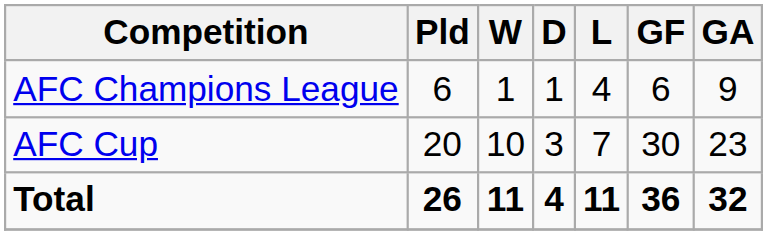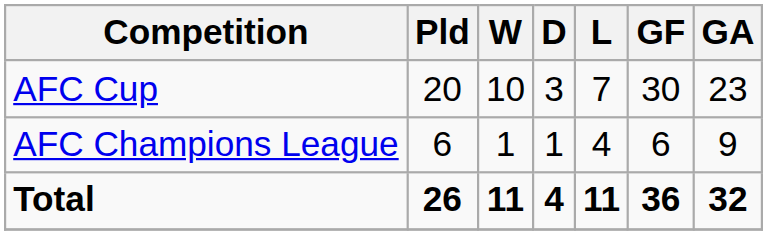rows swapped: (86, 144) <-> (206, 88)
